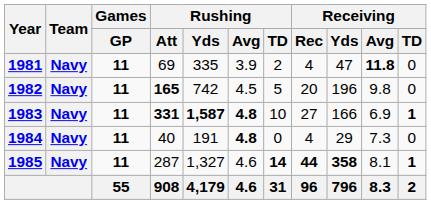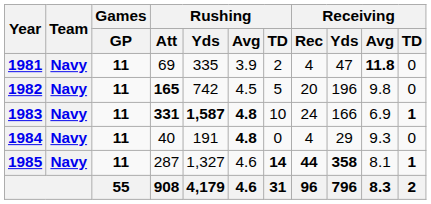(309, 114) 27 -> (309, 114) 24
(380, 138) 7.3 -> (380, 138) 9.3
